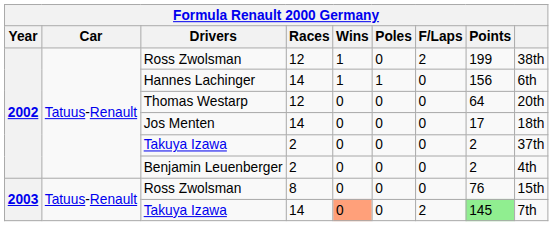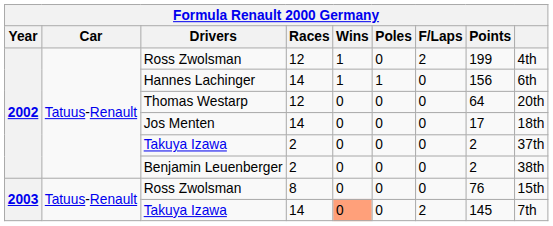(531, 58) 38th -> (527, 58) 4th
(527, 166) 4th -> (531, 166) 38th
(481, 210) lightgreen background -> (481, 210) no background
